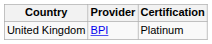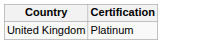- column: (113, 13)
